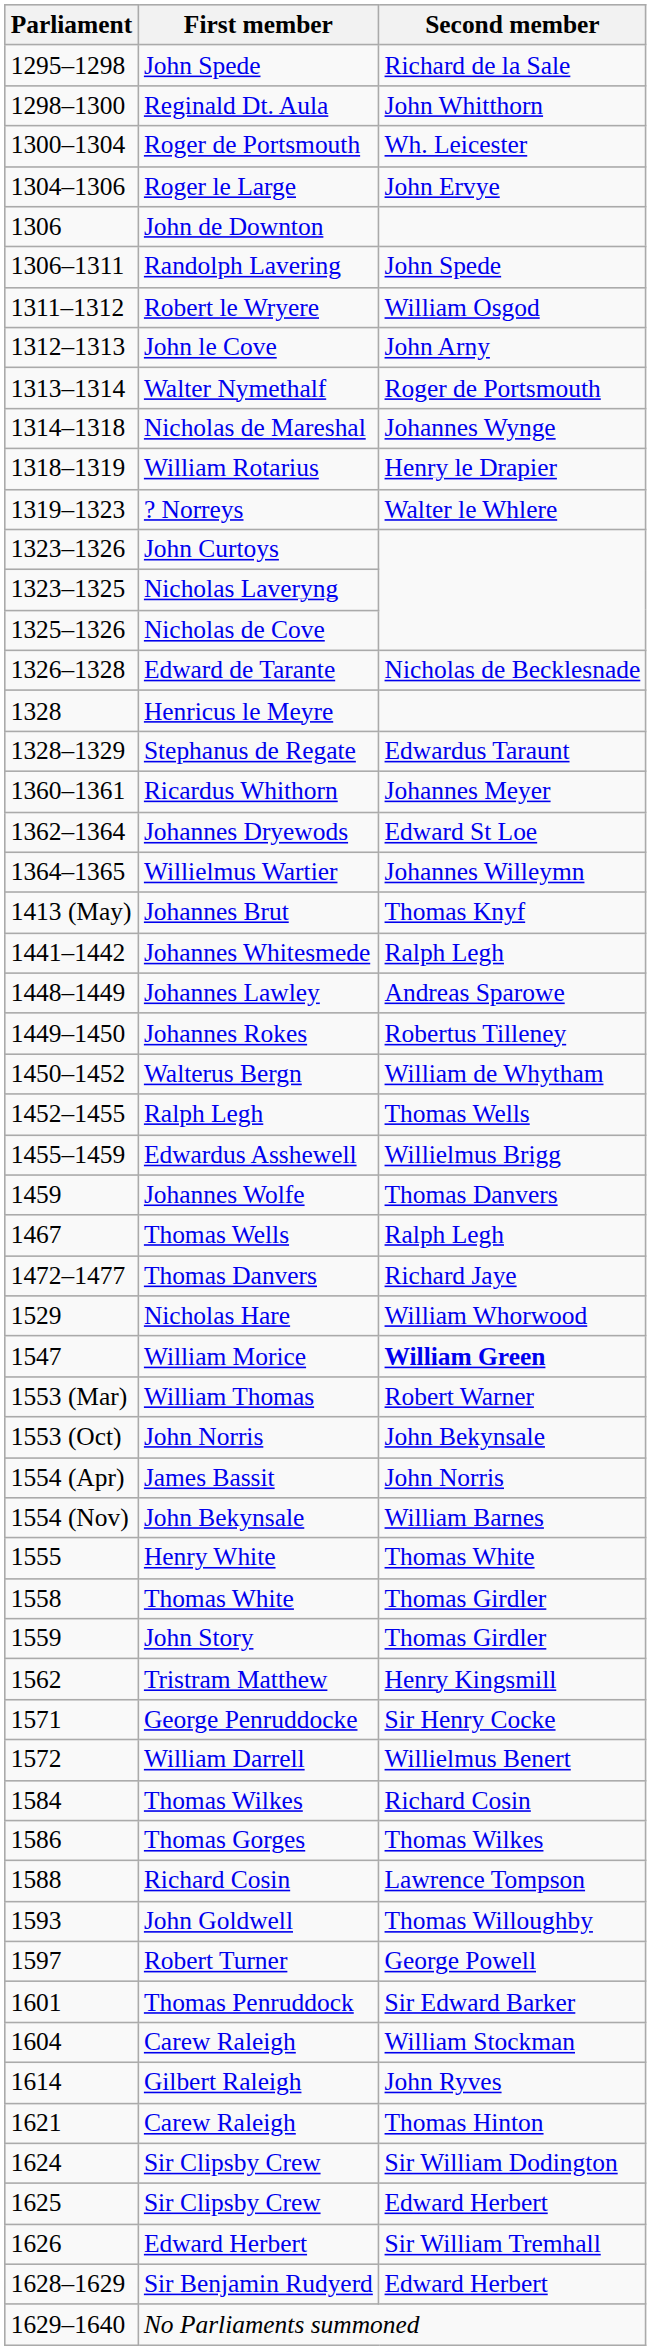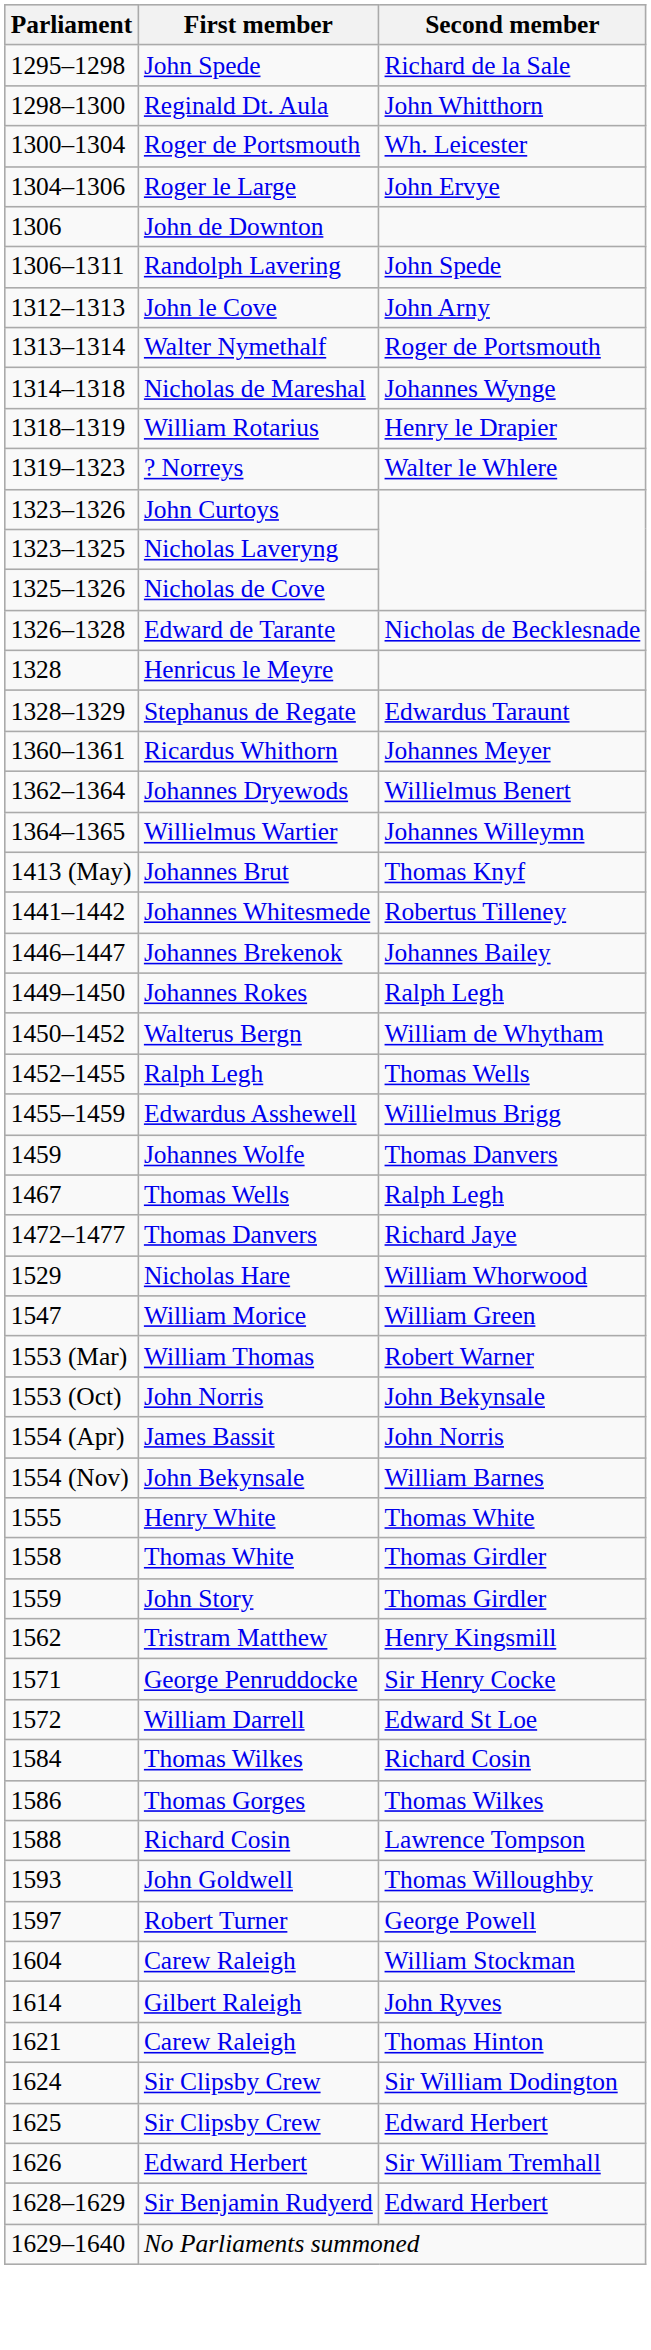- row: (67, 307)
(461, 831) Edward St Loe -> (478, 791) Willielmus Benert
(444, 952) Ralph Legh -> (475, 912) Robertus Tilleney
+ row: (68, 952)
- row: (68, 992)
(475, 1033) Robertus Tilleney -> (444, 992) Ralph Legh
(465, 1356) bold -> (460, 1315) normal
(478, 1759) Willielmus Benert -> (461, 1719) Edward St Loe
- row: (36, 2001)
